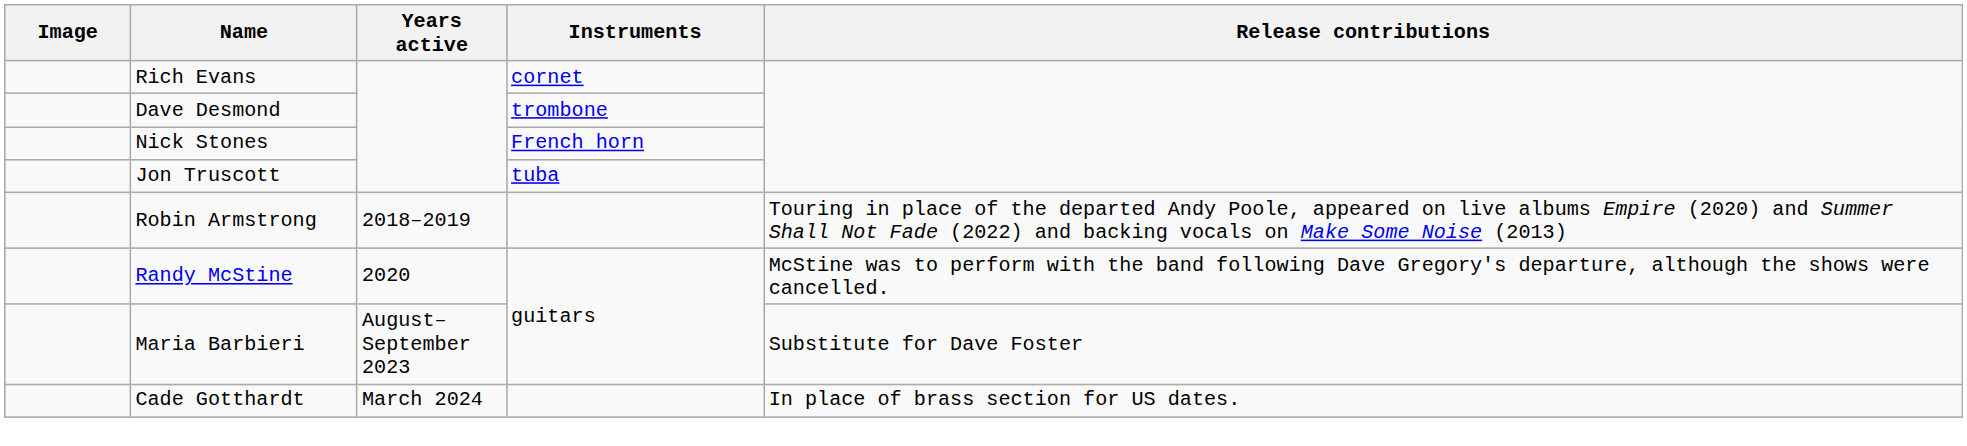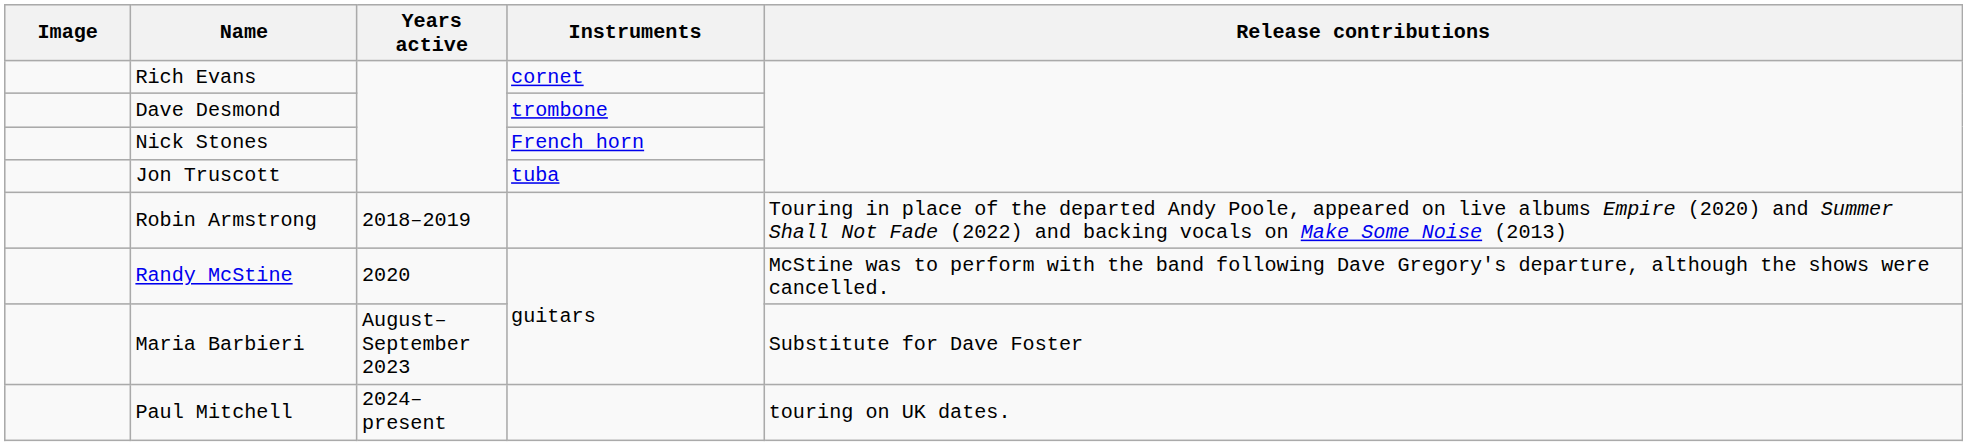- row: (220, 400)
+ row: (214, 412)
